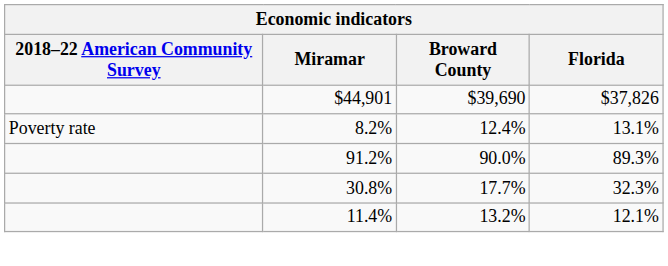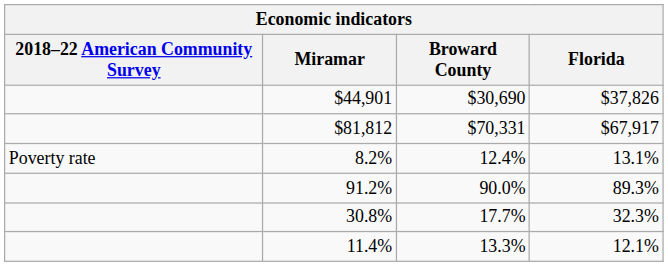(496, 99) $39,690 -> (496, 99) $30,690
+ row: (363, 129)
(502, 217) 13.2% -> (502, 246) 13.3%
